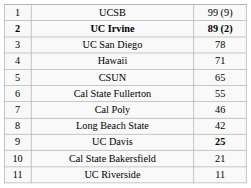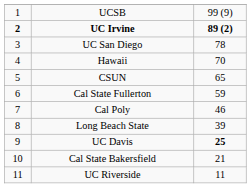(220, 61) 71 -> (220, 61) 70
(220, 93) 55 -> (220, 93) 59
(220, 126) 42 -> (220, 126) 39
